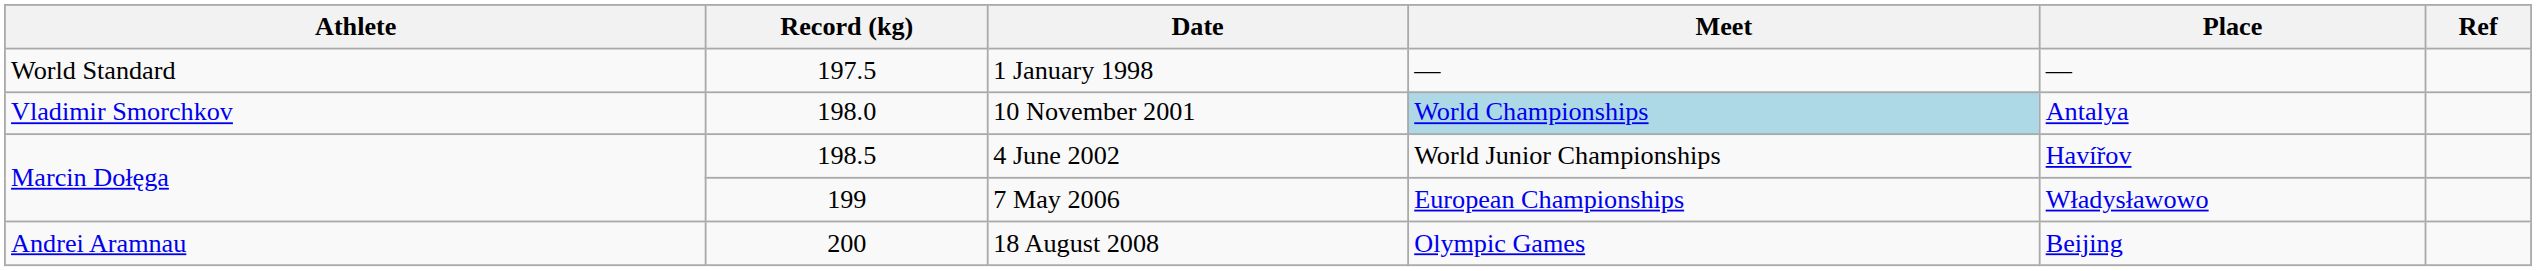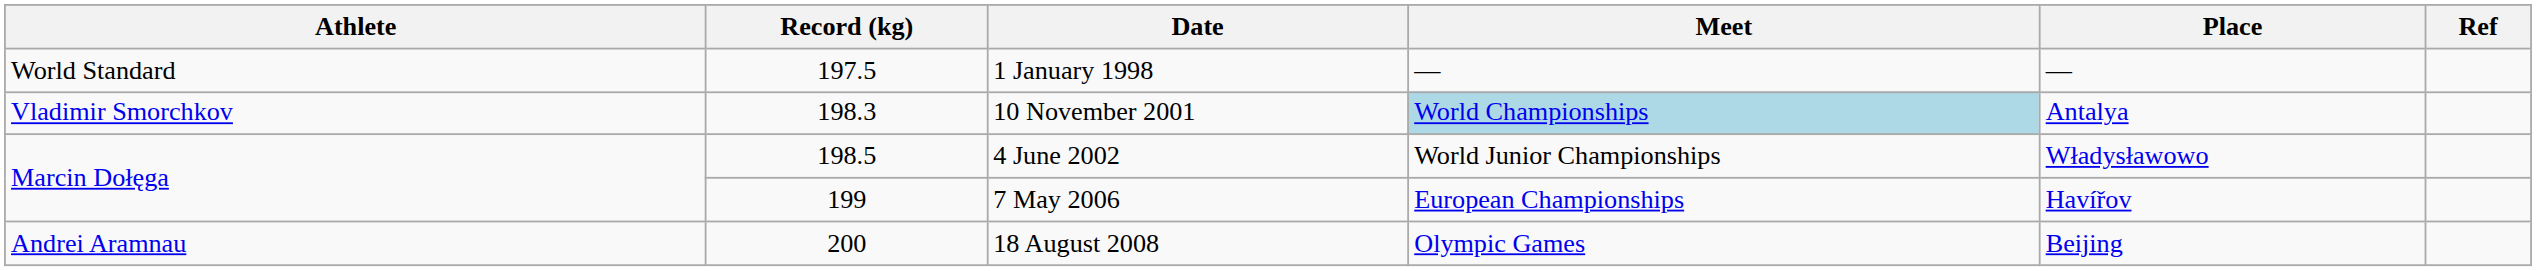(847, 112) 198.0 -> (847, 112) 198.3
(2089, 156) Havířov -> (2127, 156) Władysławowo
(2127, 199) Władysławowo -> (2089, 199) Havířov
